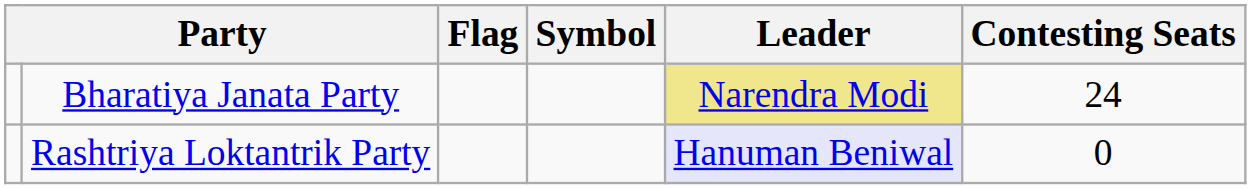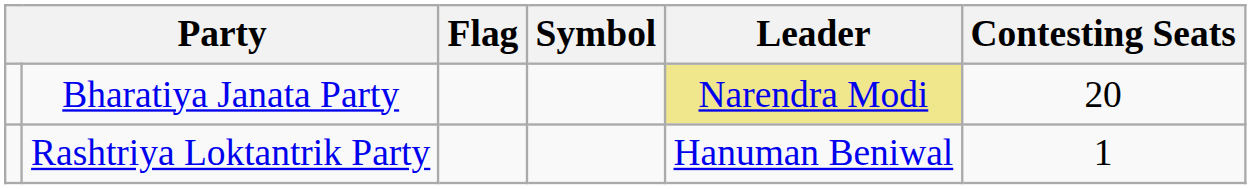(1103, 93) 24 -> (1103, 93) 20
(813, 152) lavender background -> (813, 152) no background
(1103, 152) 0 -> (1103, 152) 1
